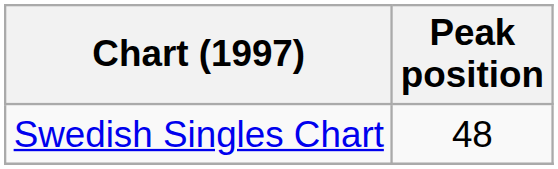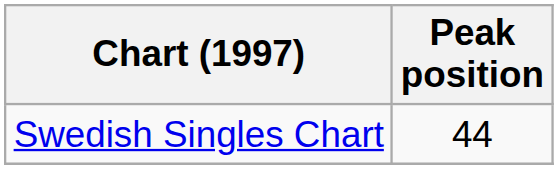(472, 133) 48 -> (472, 133) 44
